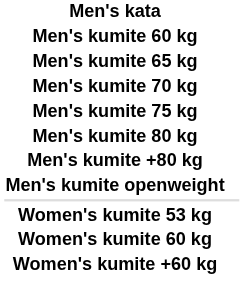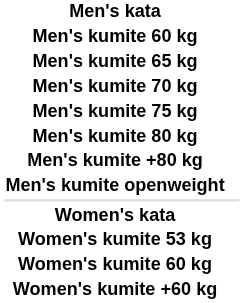+ row: (115, 214)
